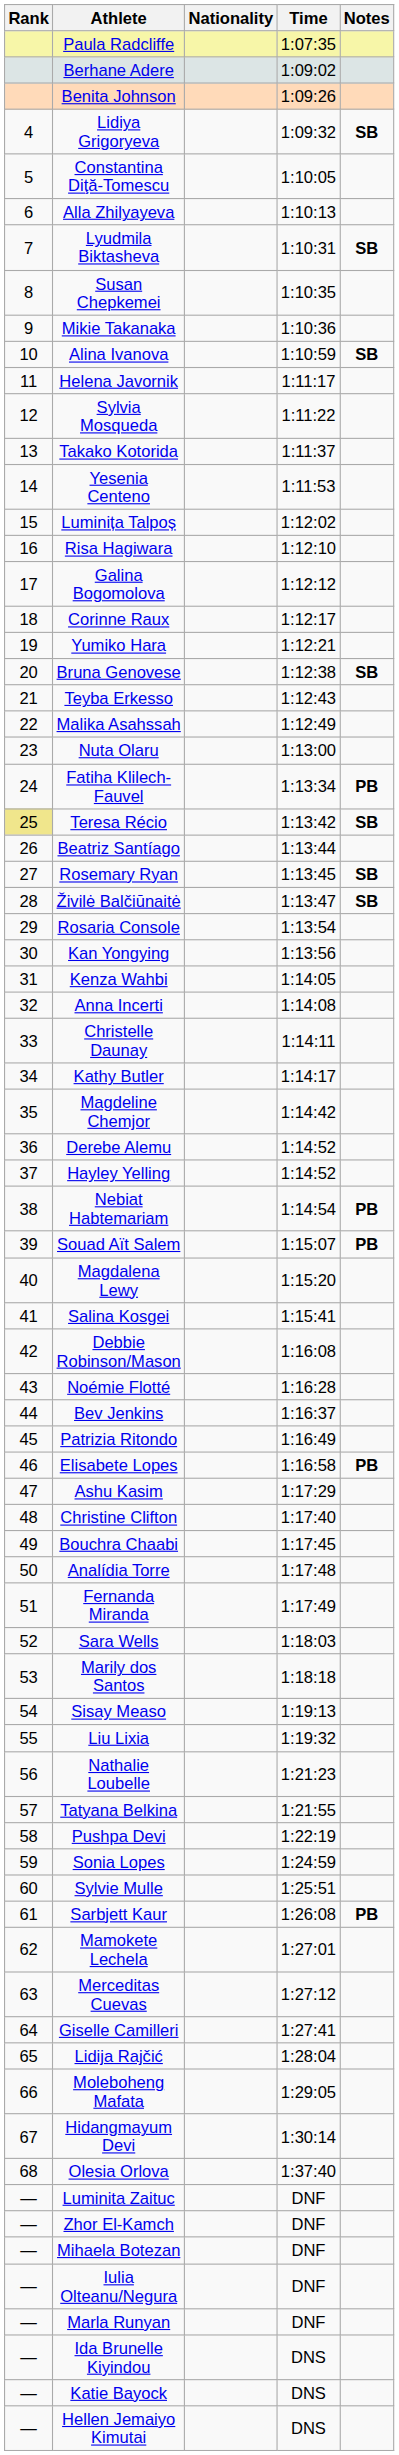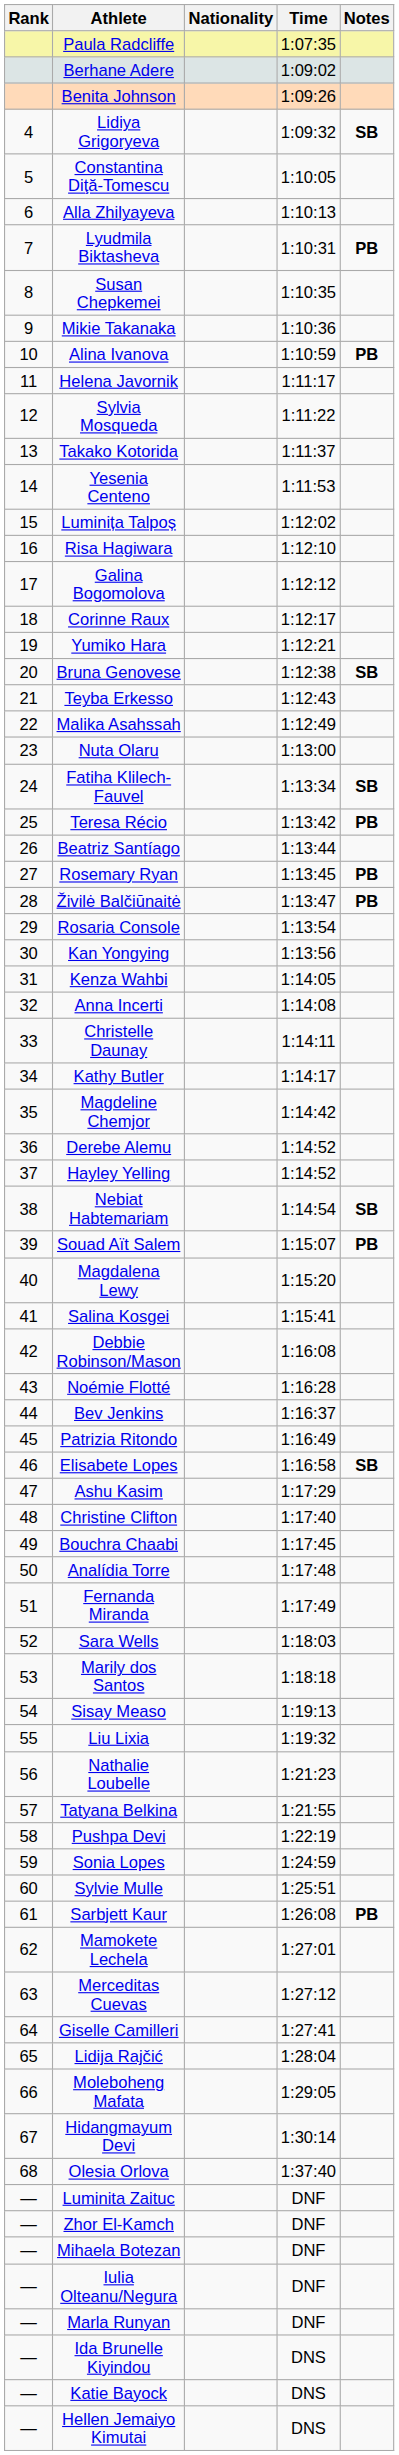(367, 248) SB -> (367, 248) PB
(367, 354) SB -> (367, 354) PB
(367, 786) PB -> (367, 786) SB
(29, 822) khaki background -> (29, 822) no background
(367, 822) SB -> (367, 822) PB
(367, 874) SB -> (367, 874) PB
(367, 900) SB -> (367, 900) PB
(367, 1209) PB -> (367, 1209) SB
(367, 1465) PB -> (367, 1465) SB
